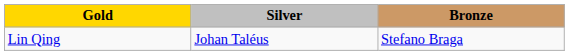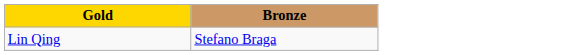- column: (284, 15)
